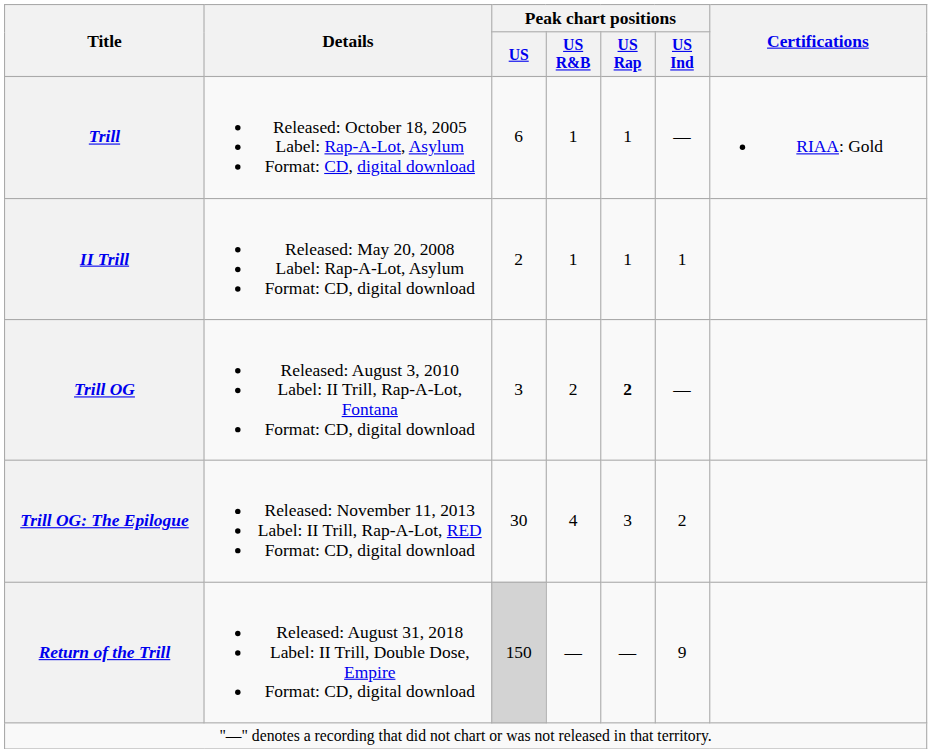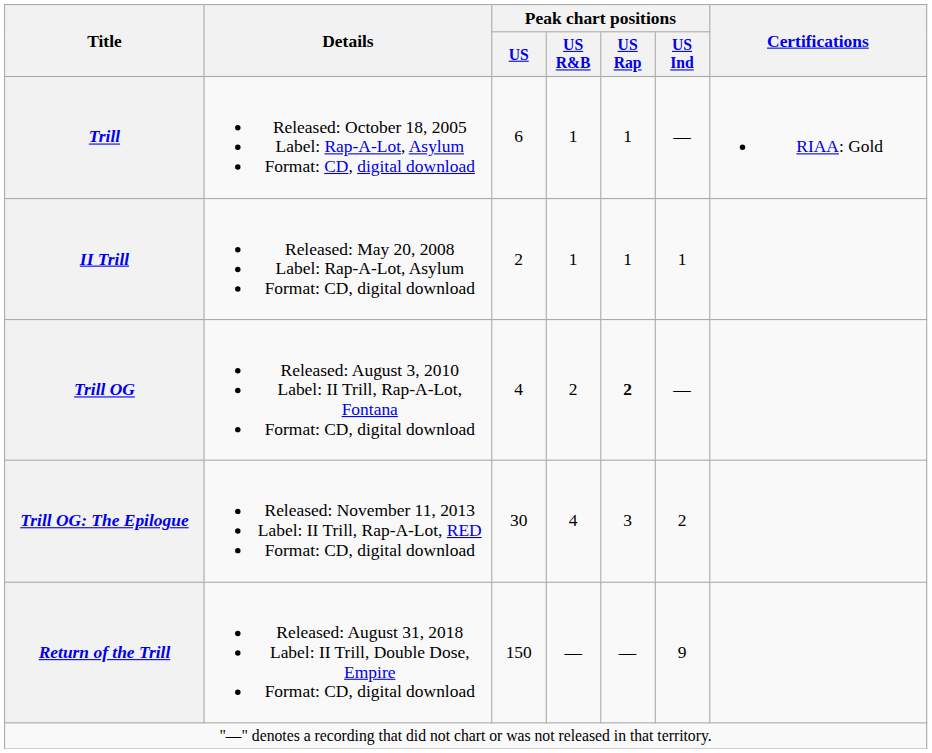(519, 389) 3 -> (519, 389) 4
(519, 652) lightgrey background -> (519, 652) no background
